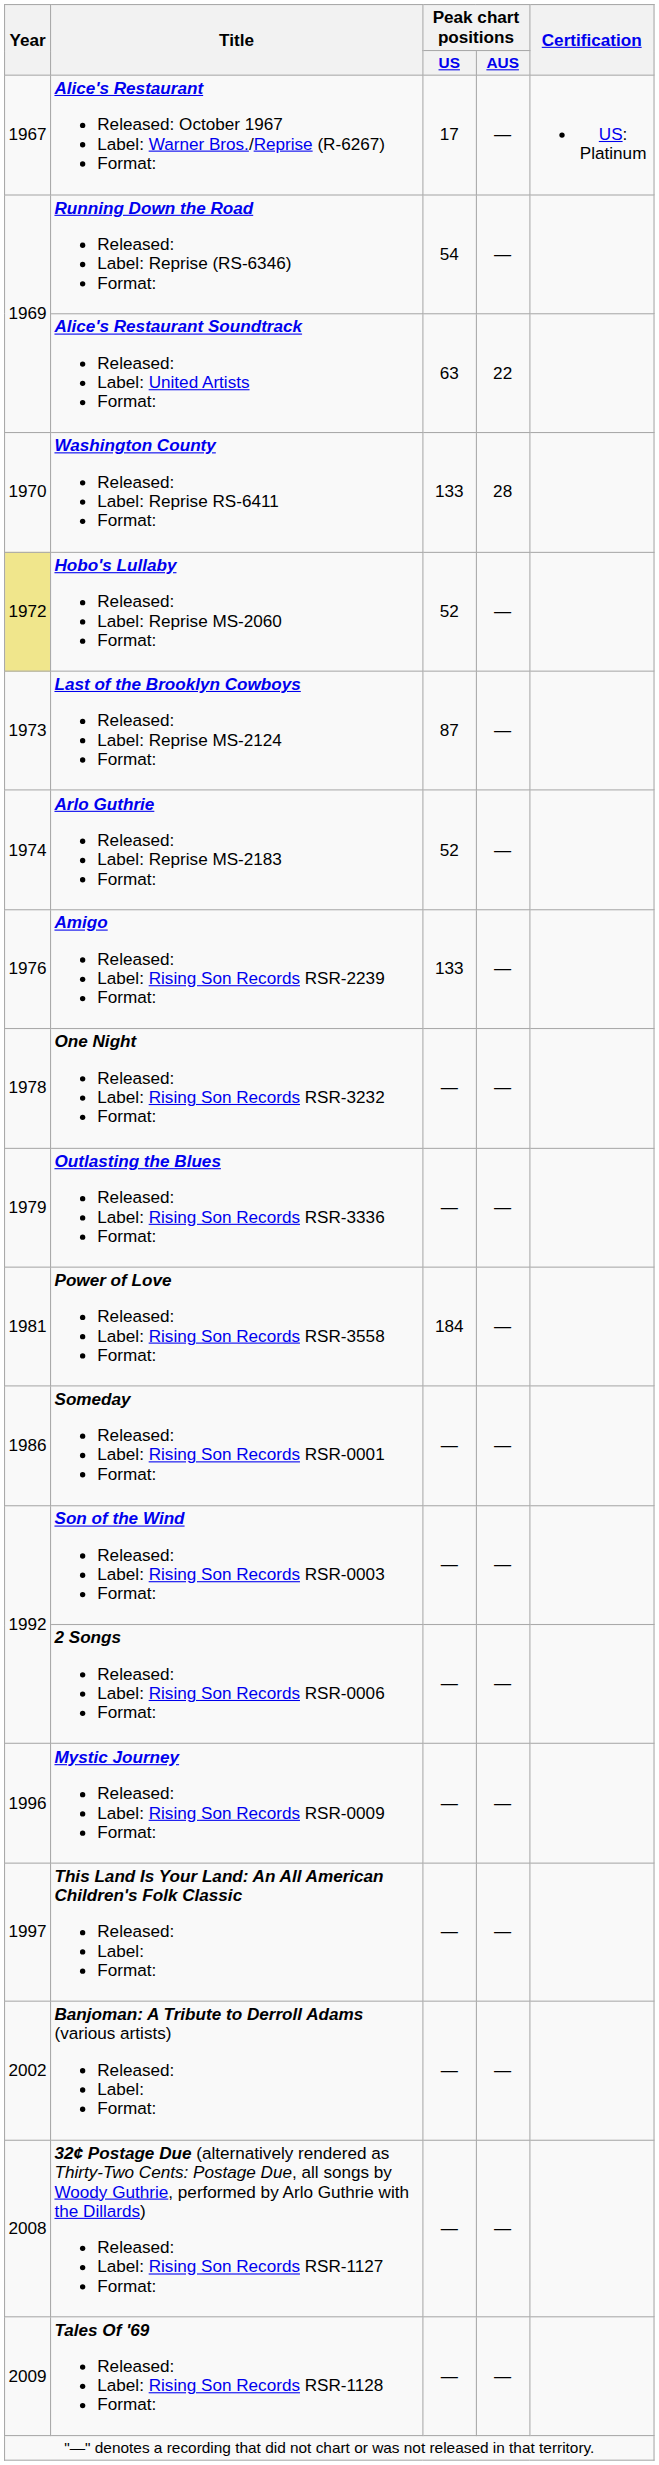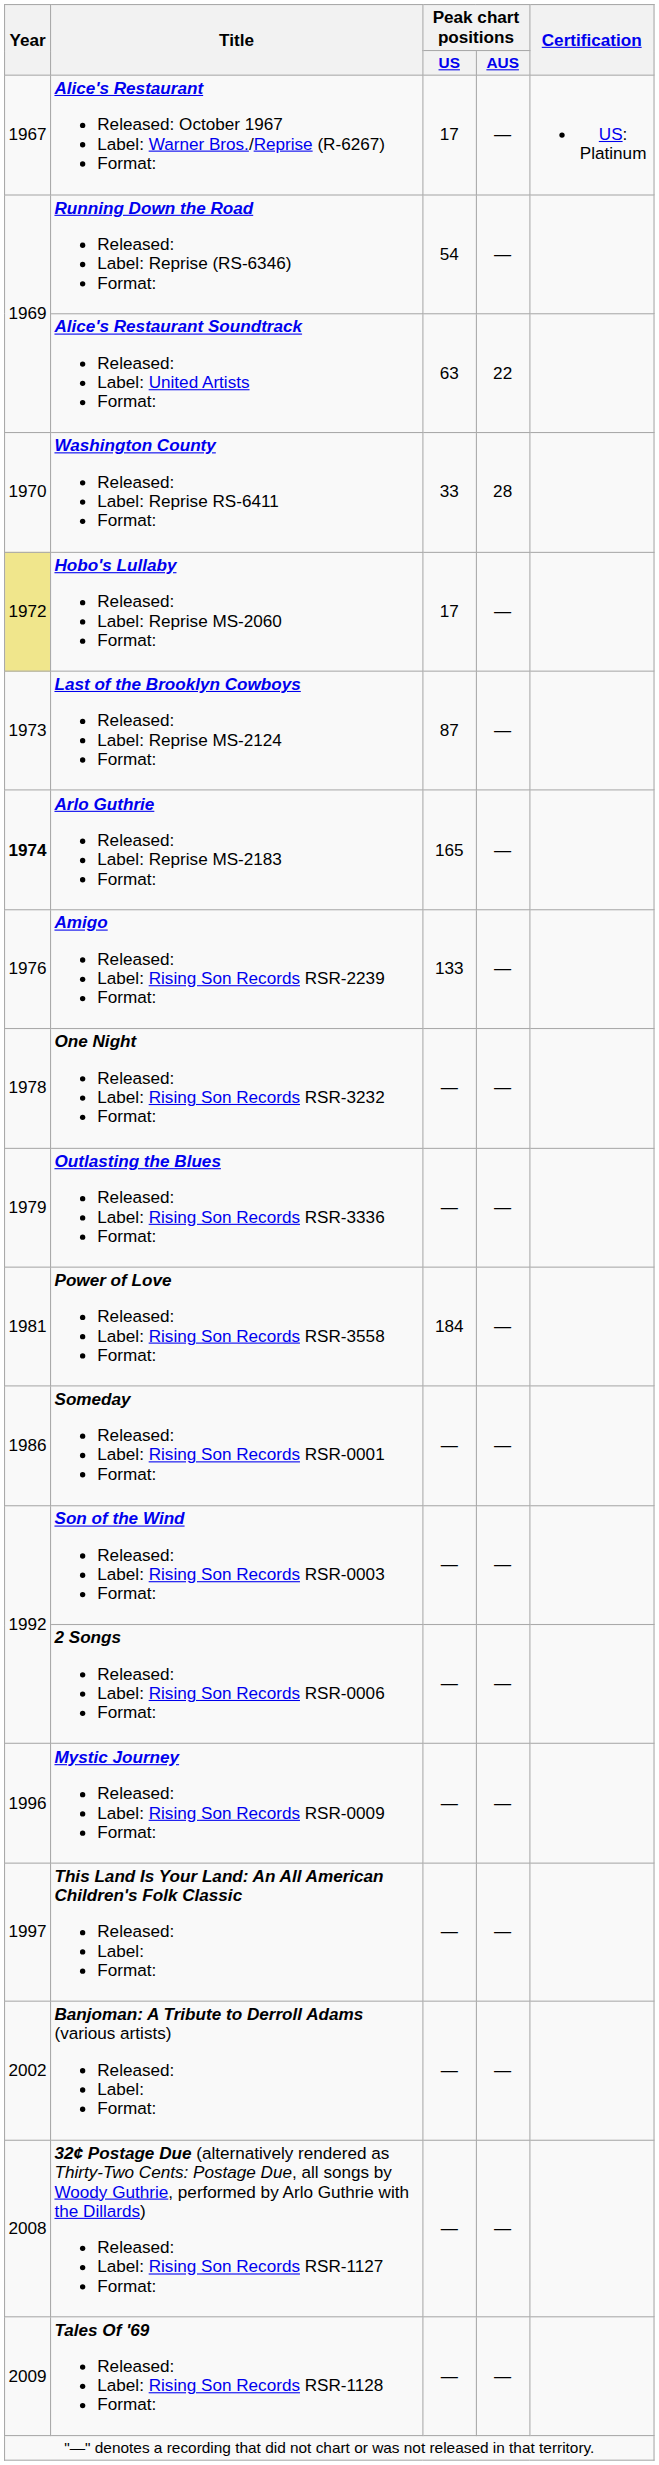(449, 492) 133 -> (449, 492) 33
(449, 611) 52 -> (449, 611) 17
(28, 849) normal -> (28, 849) bold
(449, 849) 52 -> (449, 849) 165
